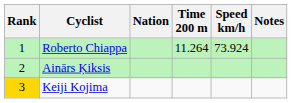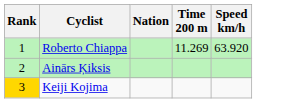- column: (269, 21)
(192, 48) 11.264 -> (192, 48) 11.269
(231, 48) 73.924 -> (231, 48) 63.920
